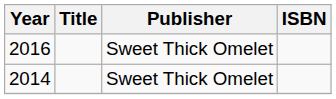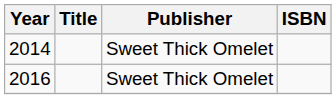rows swapped: (30, 78) <-> (30, 49)
